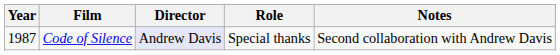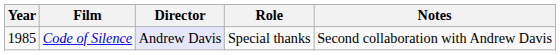(22, 38) 1987 -> (22, 38) 1985
